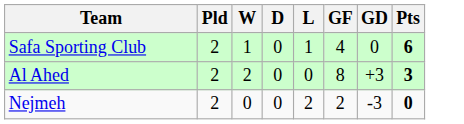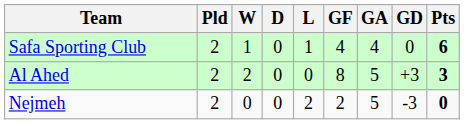+ column: (374, 18)
